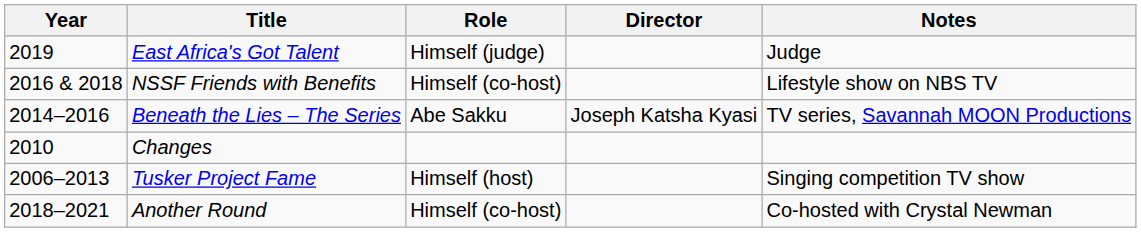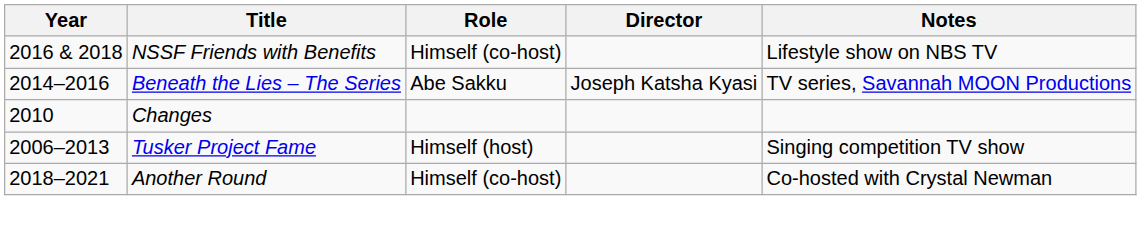- row: (235, 52)
